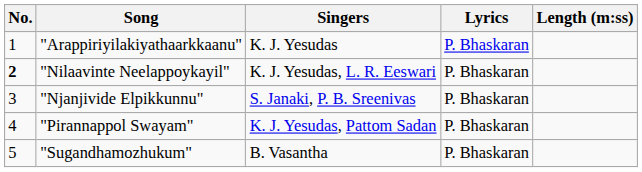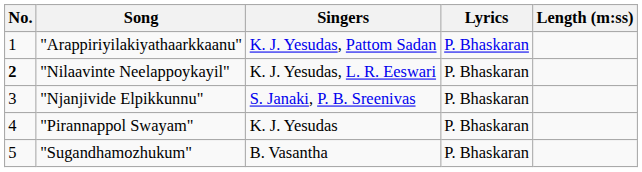(294, 45) K. J. Yesudas -> (343, 45) K. J. Yesudas, Pattom Sadan
(343, 126) K. J. Yesudas, Pattom Sadan -> (294, 126) K. J. Yesudas
